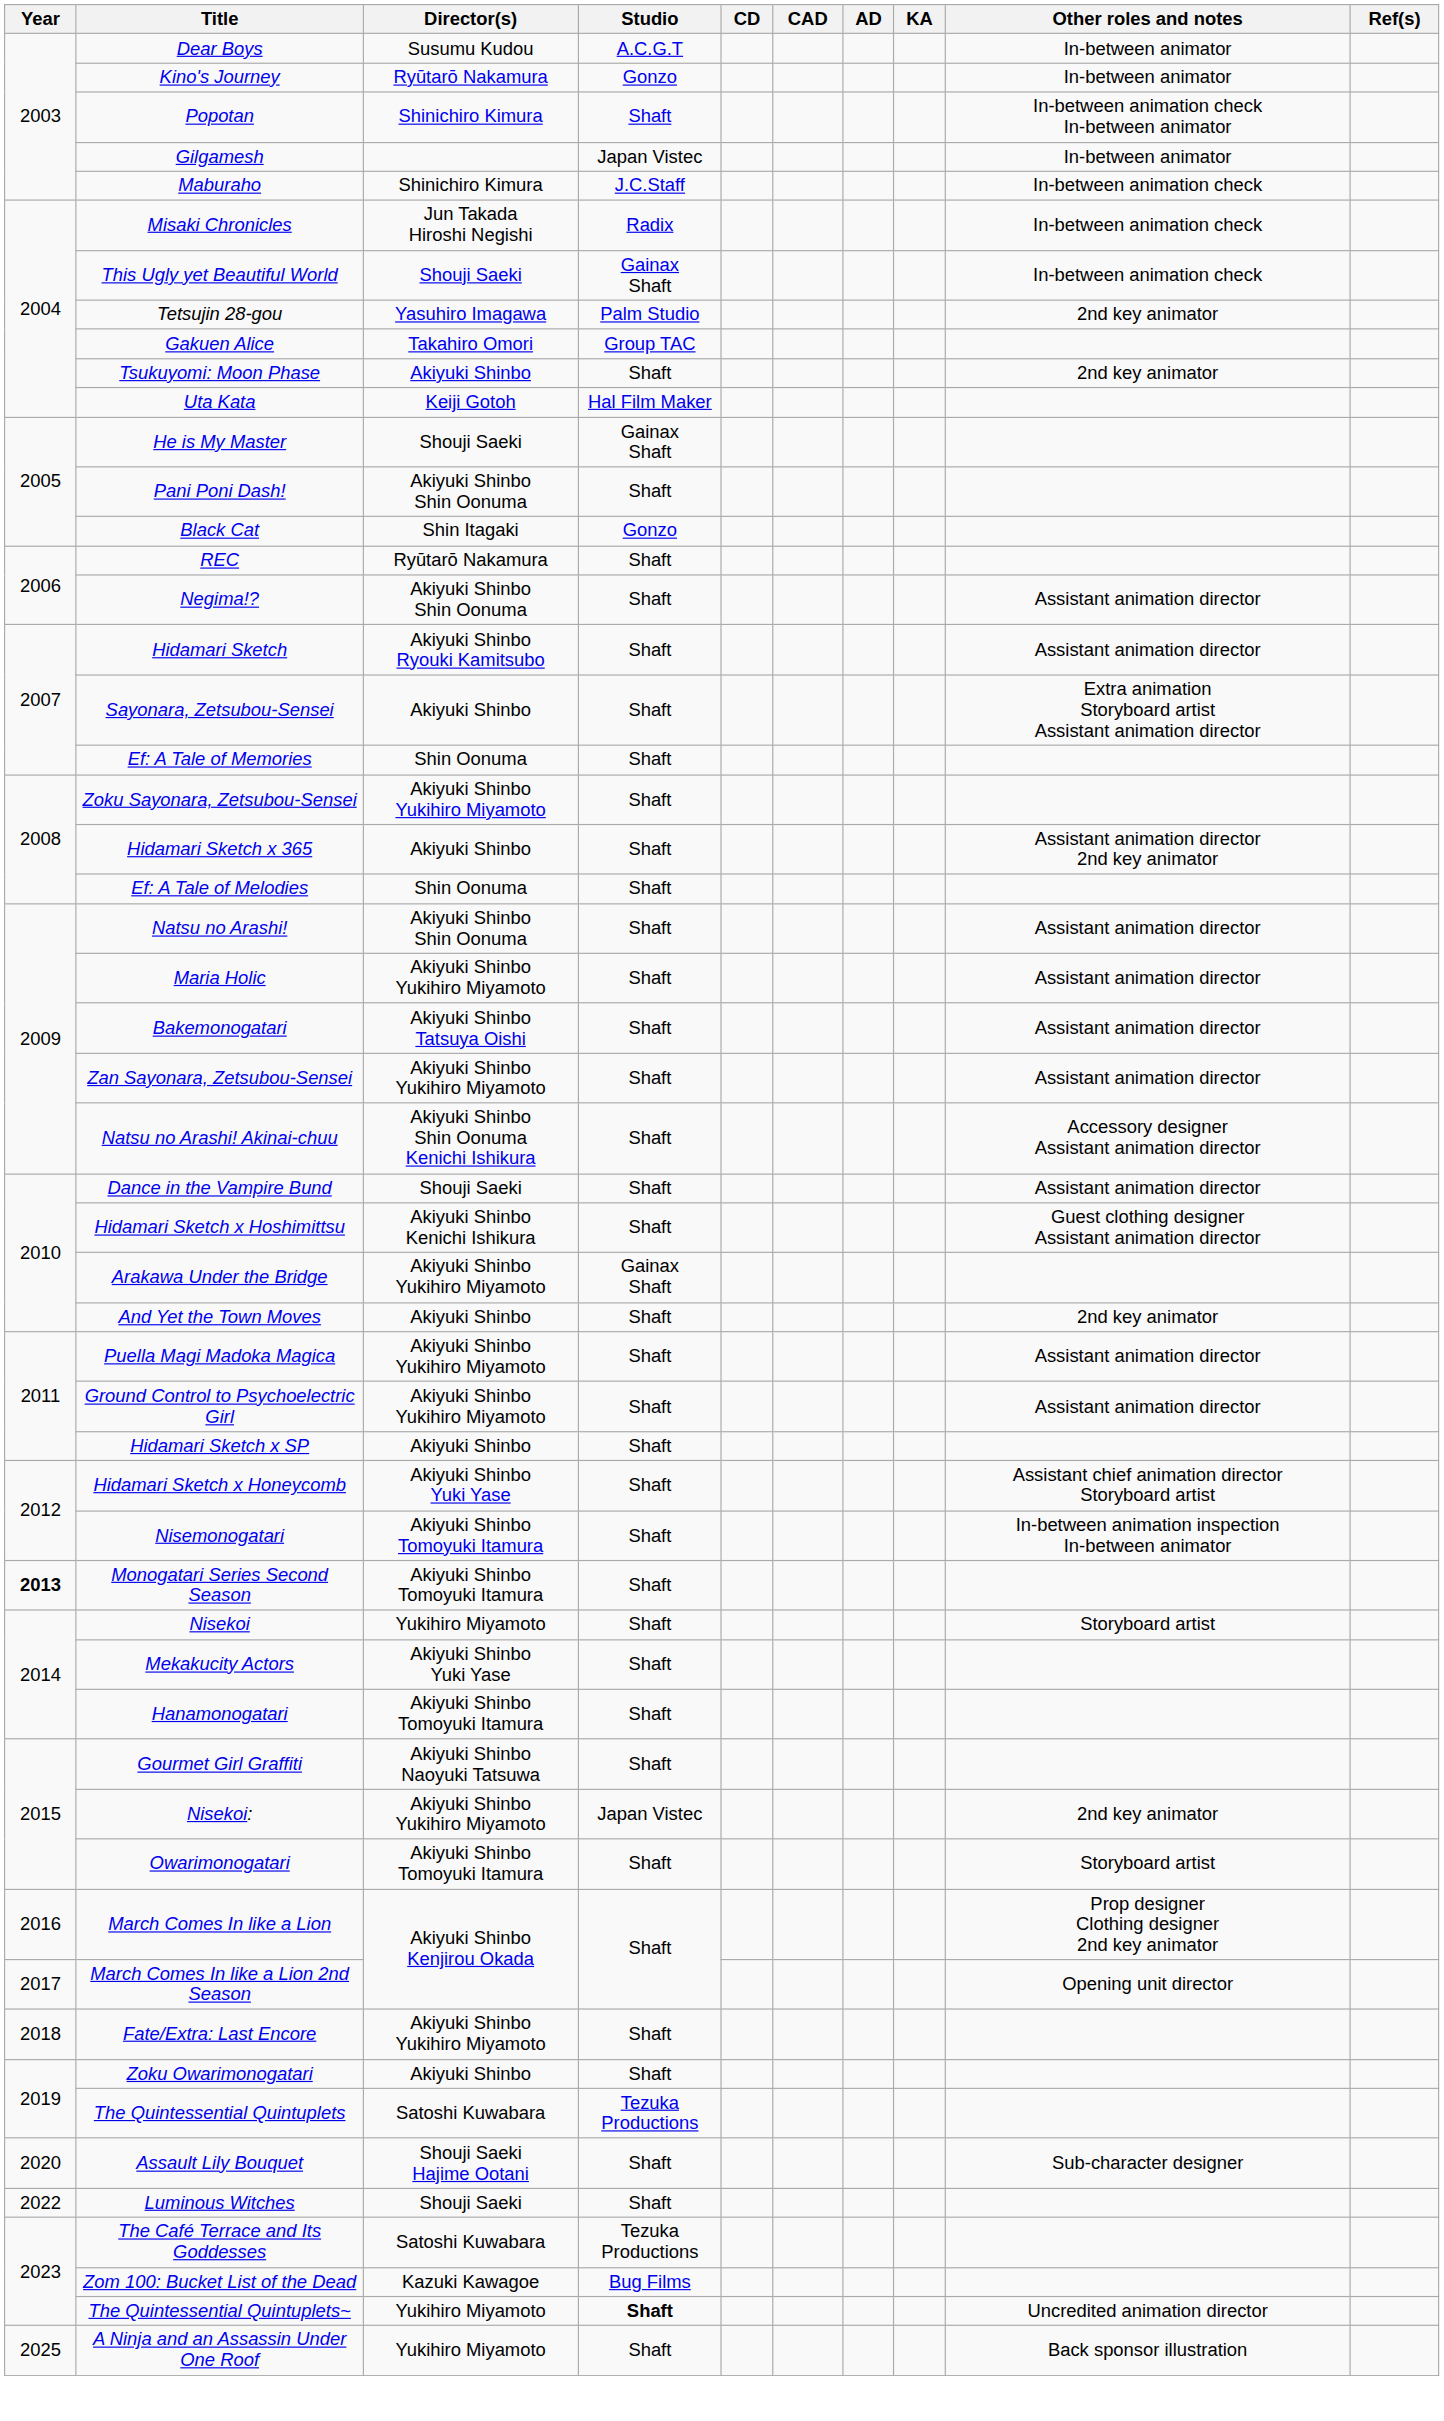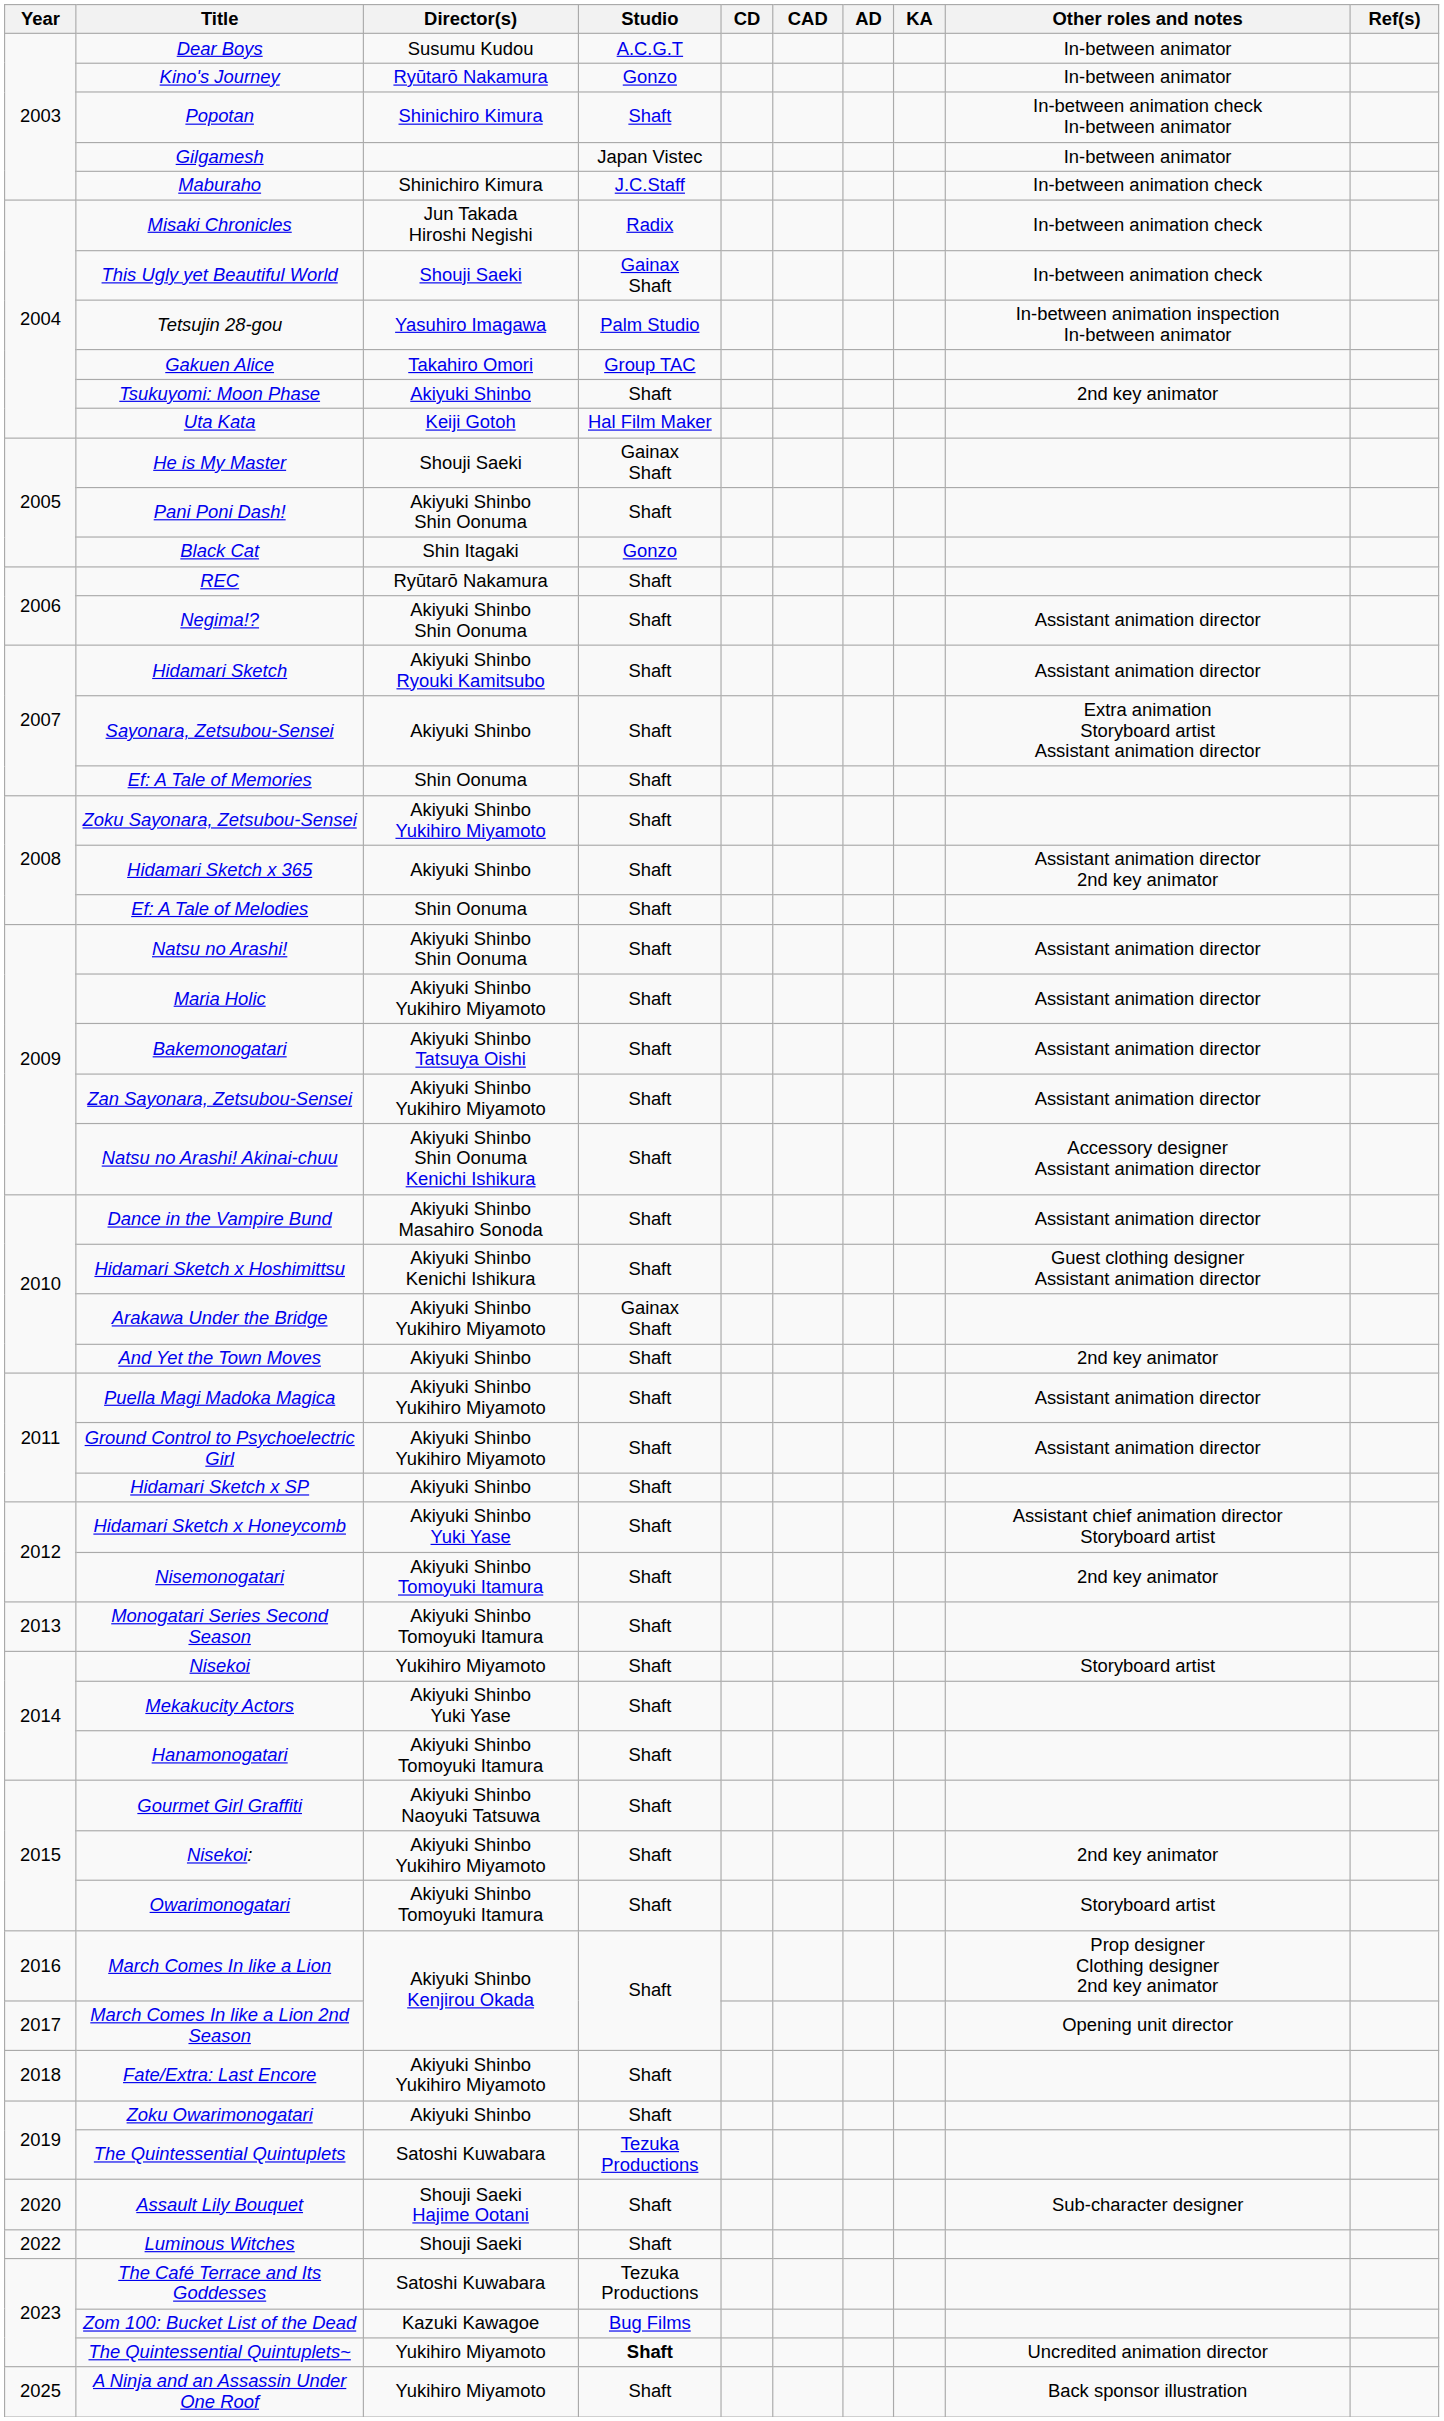(1148, 314) 2nd key animator -> (1148, 324) In-between animation inspection In-between animator
(471, 1188) Shouji Saeki -> (471, 1219) Akiyuki Shinbo Masahiro Sonoda
(1148, 1535) In-between animation inspection In-between animator -> (1148, 1576) 2nd key animator
(40, 1585) bold -> (40, 1626) normal
(650, 1813) Japan Vistec -> (650, 1855) Shaft
